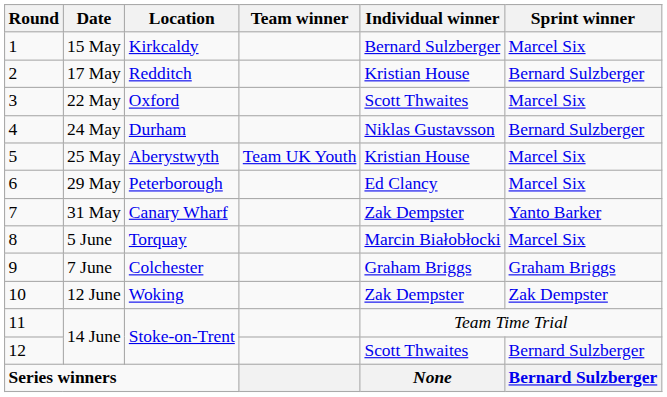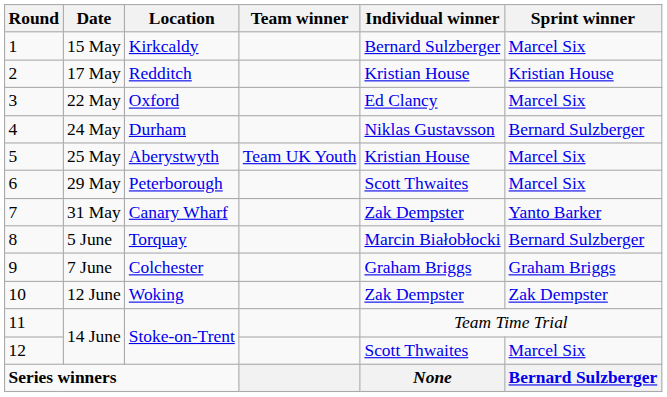(576, 73) Bernard Sulzberger -> (561, 73) Kristian House
(416, 101) Scott Thwaites -> (401, 101) Ed Clancy
(401, 184) Ed Clancy -> (416, 184) Scott Thwaites
(547, 239) Marcel Six -> (576, 239) Bernard Sulzberger
(576, 350) Bernard Sulzberger -> (547, 350) Marcel Six
